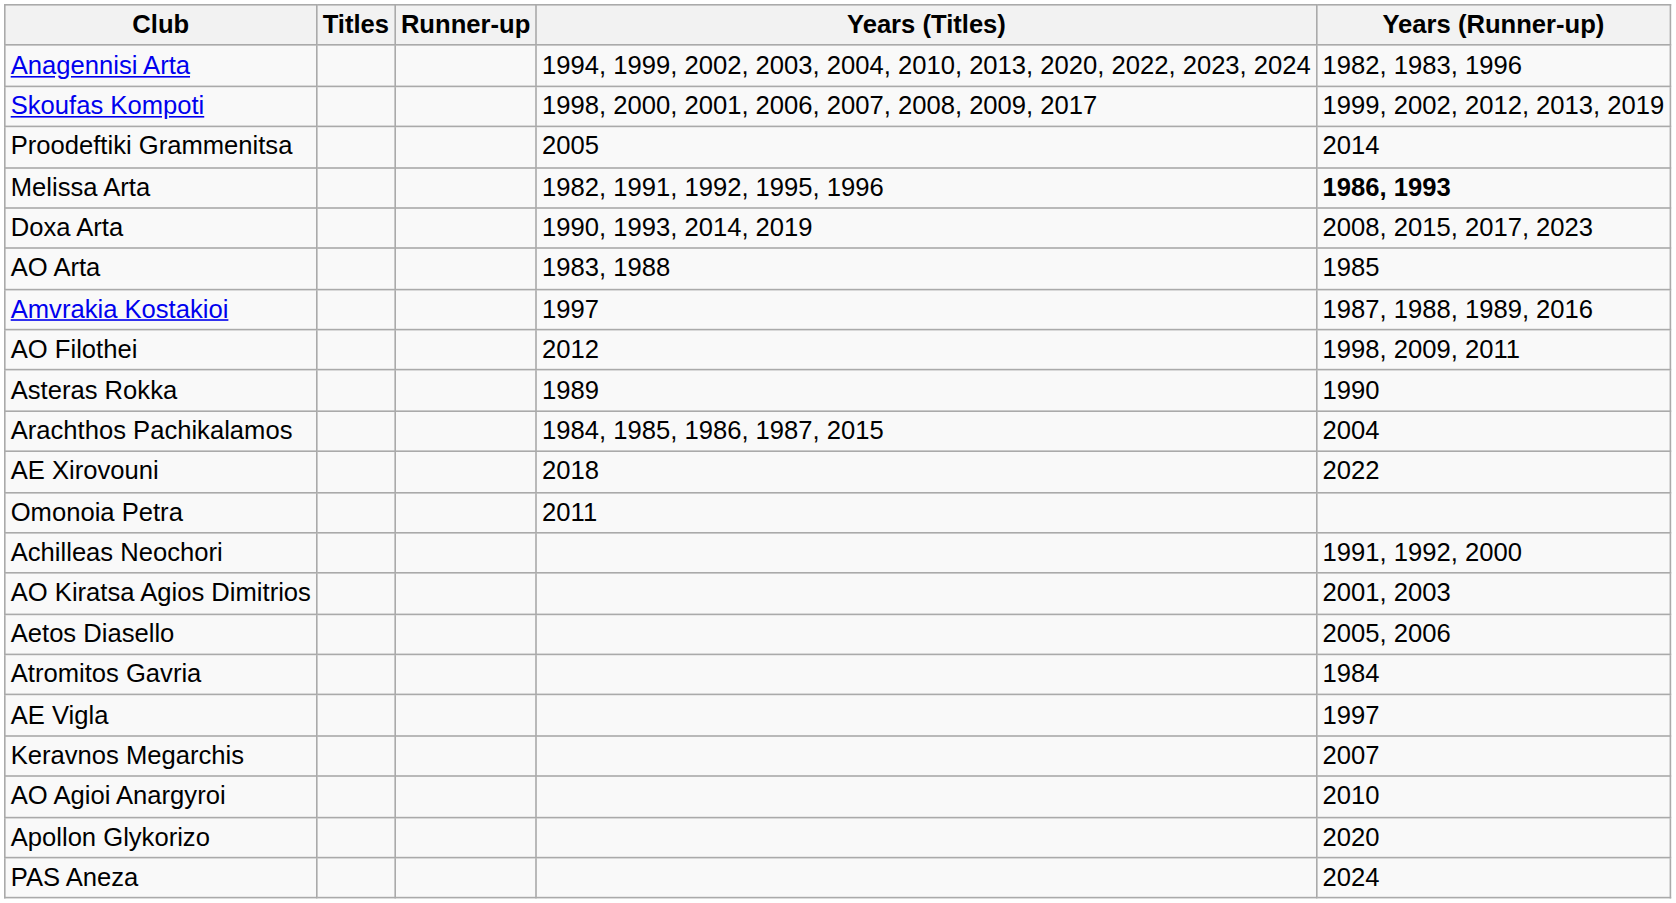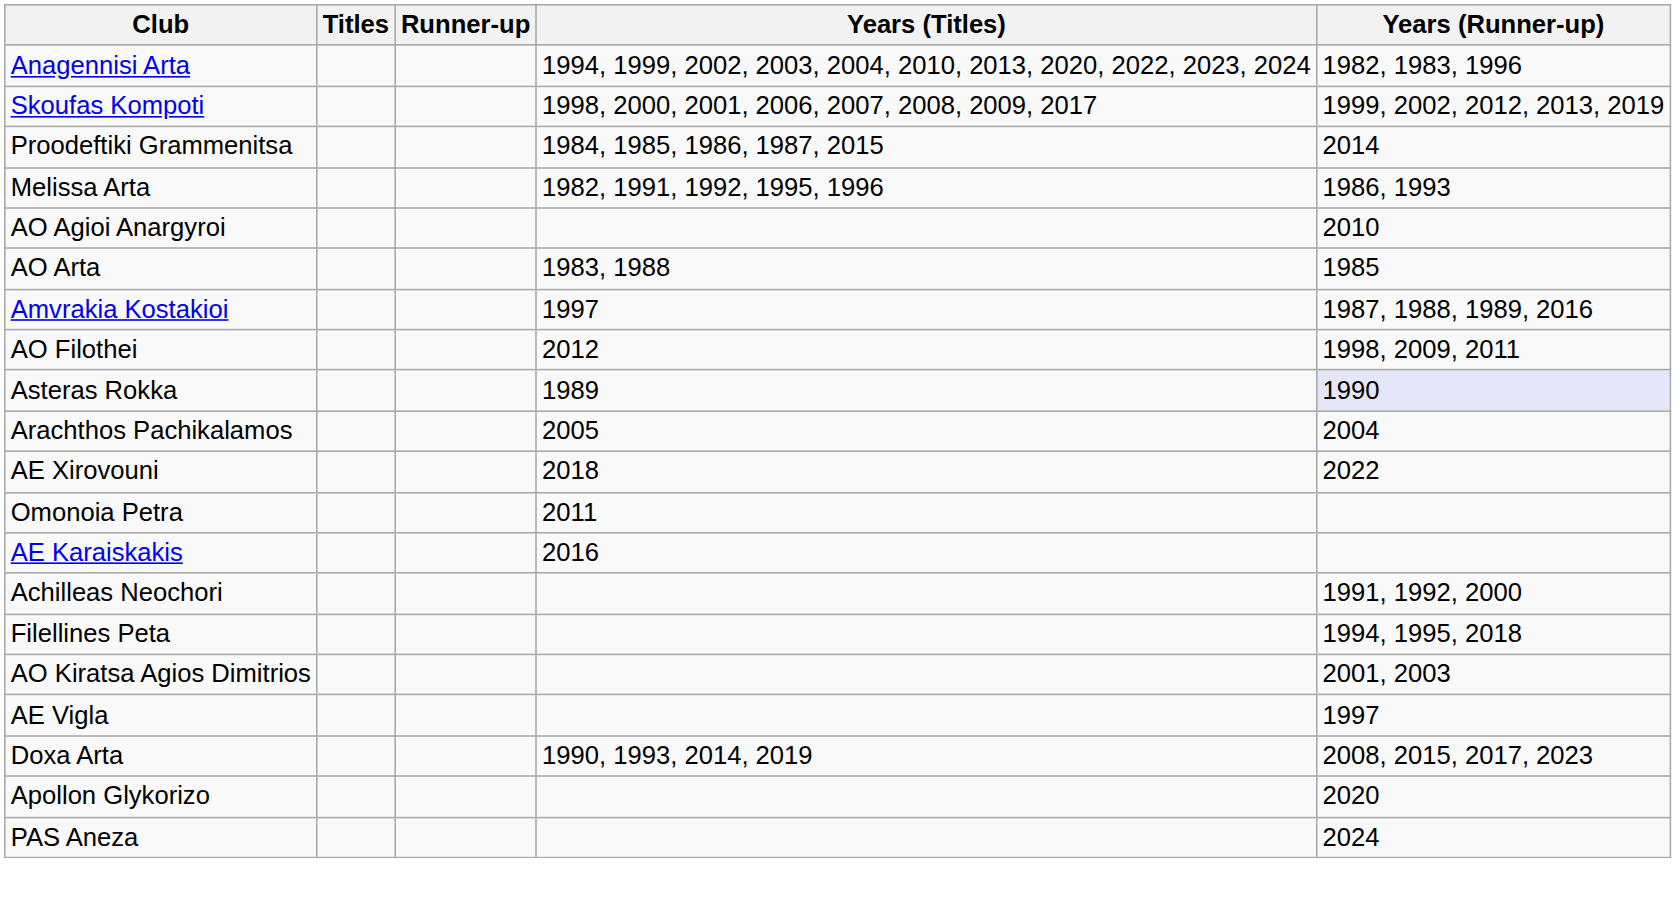(571, 146) 2005 -> (713, 146) 1984, 1985, 1986, 1987, 2015
(1387, 187) bold -> (1387, 187) normal
rows swapped: (67, 227) <-> (118, 796)
(1351, 390) no background -> (1351, 390) lavender background
(713, 430) 1984, 1985, 1986, 1987, 2015 -> (571, 430) 2005
+ row: (97, 552)
+ row: (90, 633)
- row: (93, 633)
- row: (106, 674)
- row: (127, 755)
